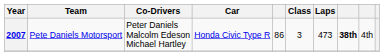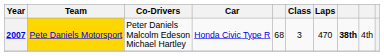(76, 35) no background -> (76, 35) gold background
(279, 35) 86 -> (279, 35) 68
(325, 35) 473 -> (325, 35) 470
